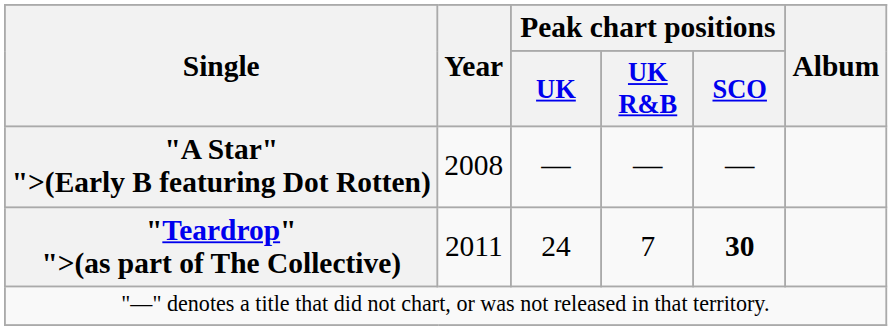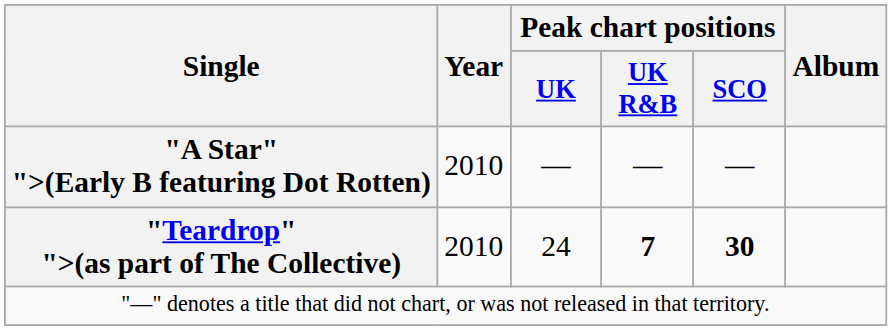(474, 166) 2008 -> (474, 166) 2010
(474, 245) 2011 -> (474, 245) 2010
(648, 245) normal -> (648, 245) bold
